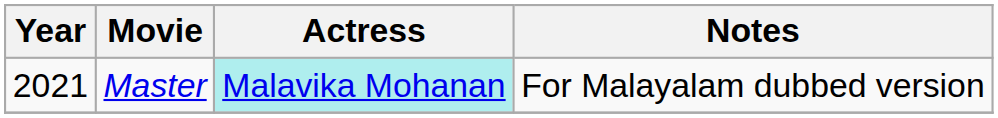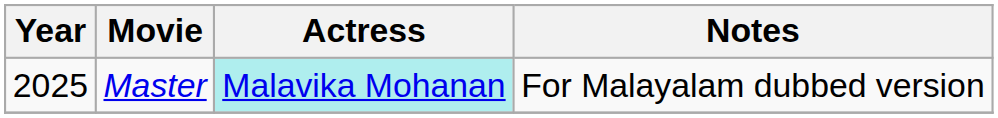(50, 84) 2021 -> (50, 84) 2025
